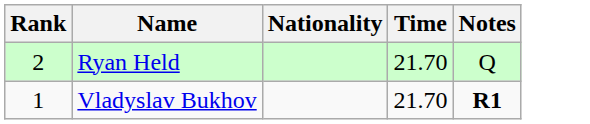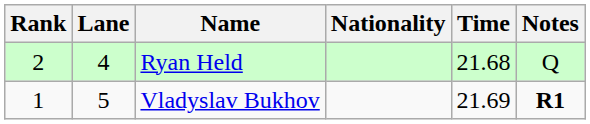+ column: (103, 23)
(421, 61) 21.70 -> (484, 61) 21.68
(421, 99) 21.70 -> (484, 99) 21.69
